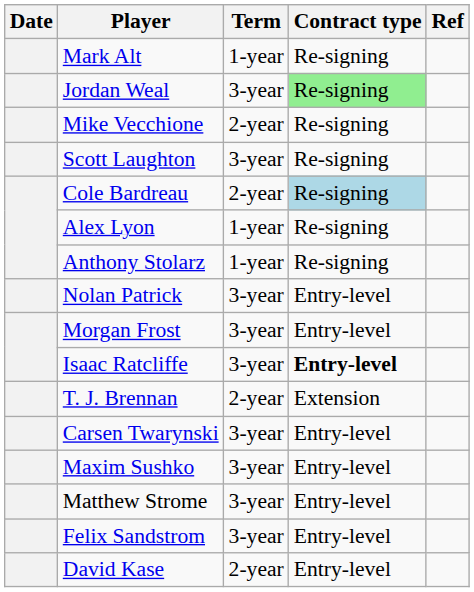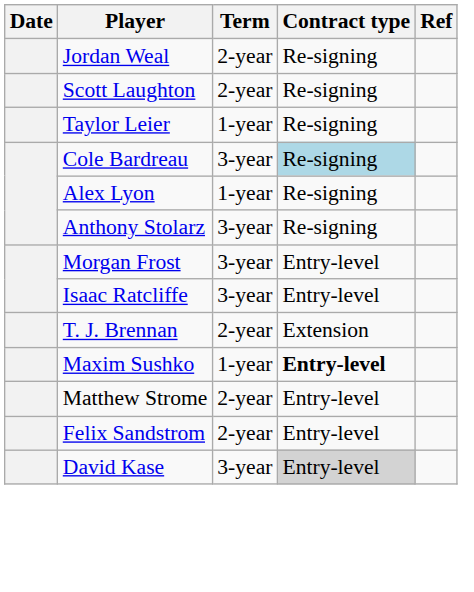- row: (102, 55)
(256, 90) 3-year -> (245, 55) 2-year
(341, 90) lightgreen background -> (330, 55) no background
- row: (133, 124)
(256, 158) 3-year -> (245, 90) 2-year
+ row: (116, 124)
(256, 192) 2-year -> (245, 158) 3-year
(256, 261) 1-year -> (245, 227) 3-year
- row: (122, 295)
(345, 364) bold -> (331, 295) normal
- row: (141, 432)
(256, 466) 3-year -> (245, 364) 1-year
(342, 466) normal -> (334, 364) bold
(256, 501) 3-year -> (245, 398) 2-year
(256, 535) 3-year -> (245, 432) 2-year
(256, 569) 2-year -> (245, 466) 3-year
(342, 569) no background -> (331, 466) lightgrey background
